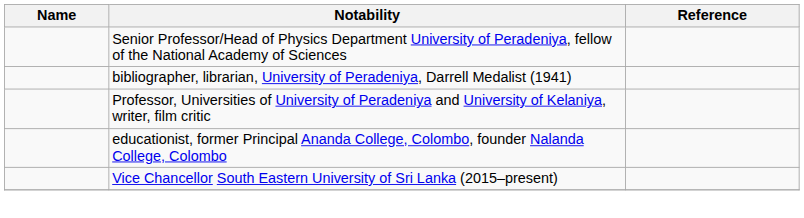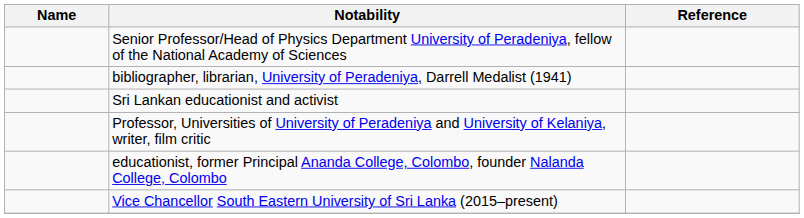+ row: (225, 100)
